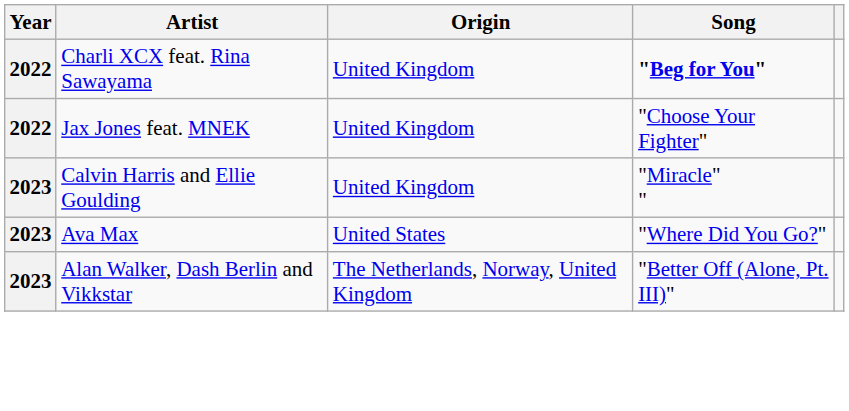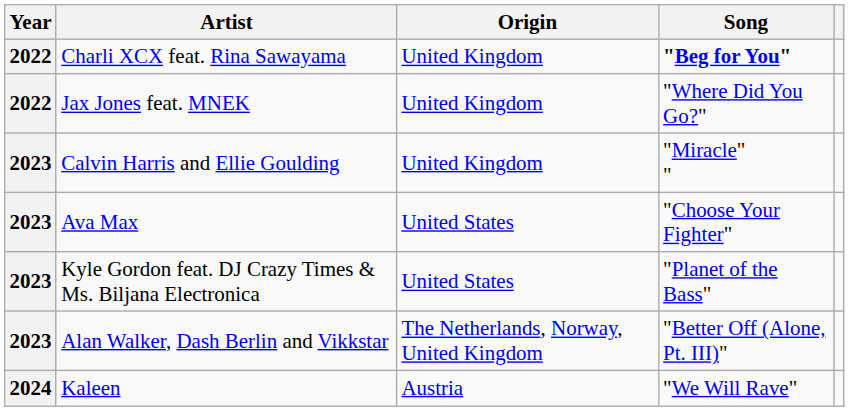(697, 128) "Choose Your Fighter" -> (733, 103) "Where Did You Go?"
(732, 234) "Where Did You Go?" -> (722, 222) "Choose Your Fighter"
+ row: (218, 281)
+ row: (91, 388)
